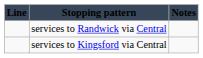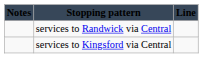columns swapped: (17, 12) <-> (184, 12)
